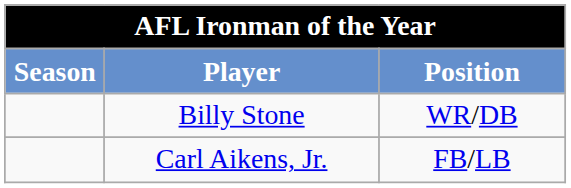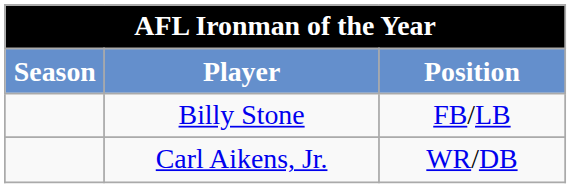(472, 114) WR/DB -> (472, 114) FB/LB
(472, 159) FB/LB -> (472, 159) WR/DB
